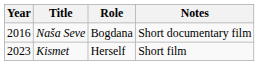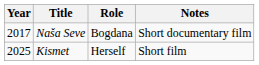(19, 32) 2016 -> (19, 32) 2017
(19, 51) 2023 -> (19, 51) 2025
